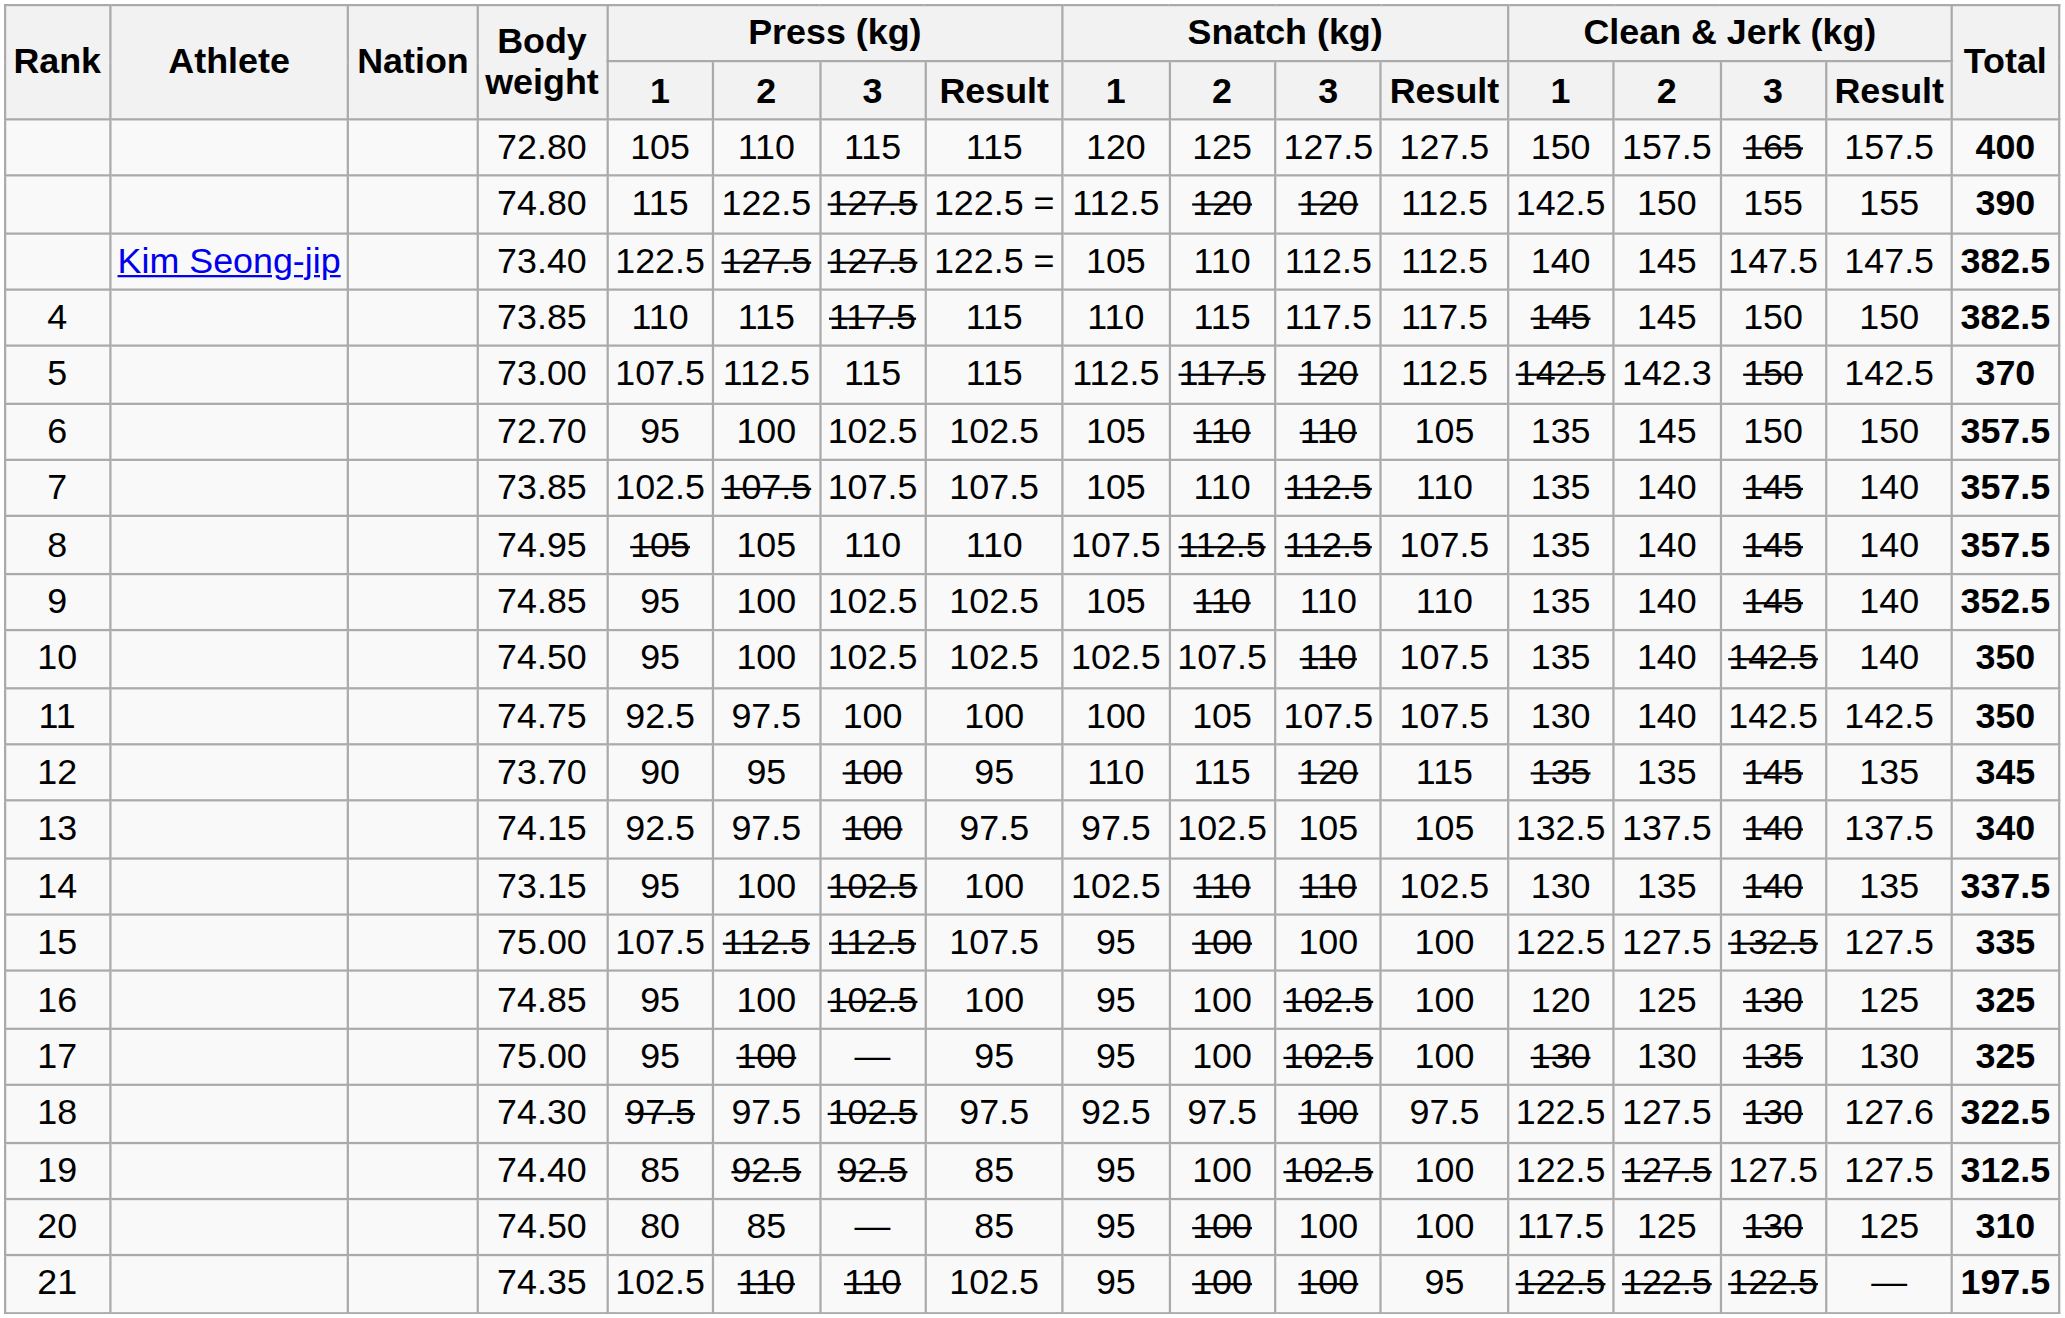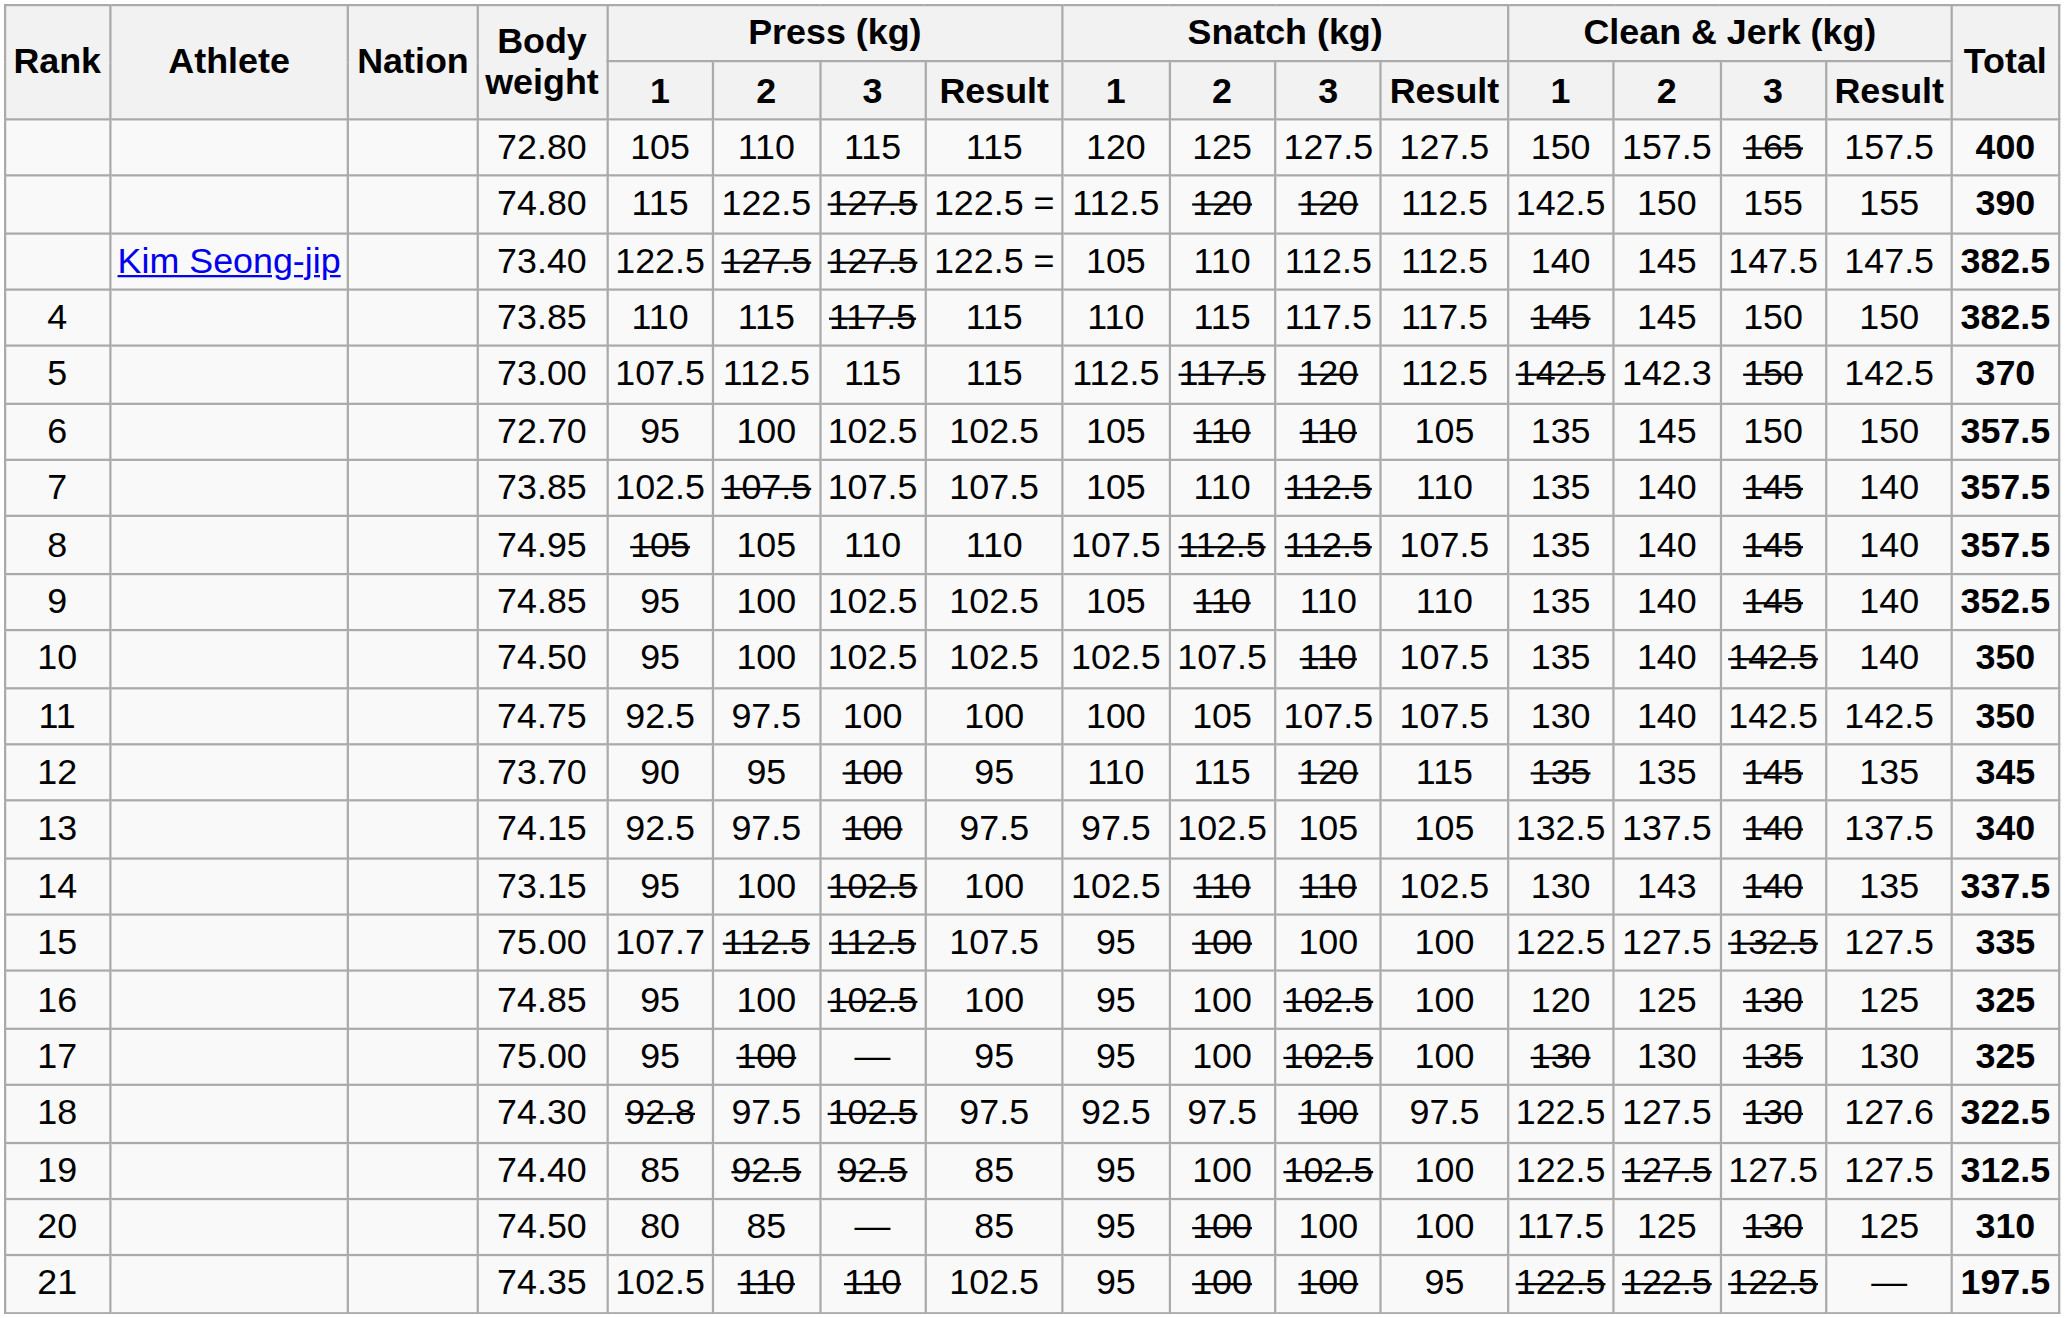(1667, 885) 135 -> (1667, 885) 143
(660, 942) 107.5 -> (660, 942) 107.7
(660, 1112) 97.5 -> (660, 1112) 92.8
